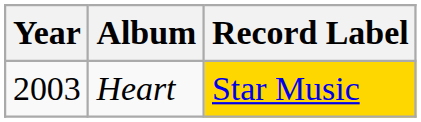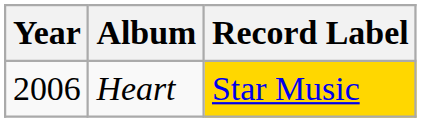(47, 88) 2003 -> (47, 88) 2006
